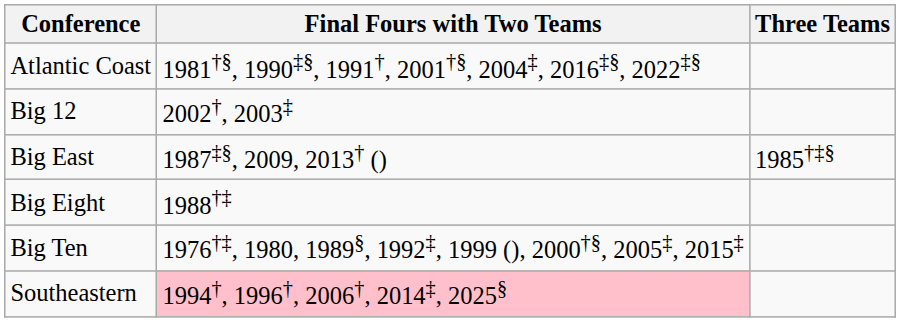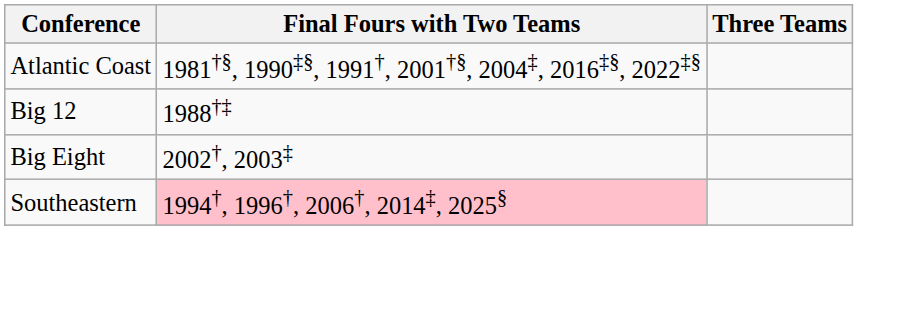(228, 111) 2002†, 2003‡ -> (197, 111) 1988†‡
- row: (52, 156)
(197, 202) 1988†‡ -> (228, 156) 2002†, 2003‡
- row: (49, 247)
